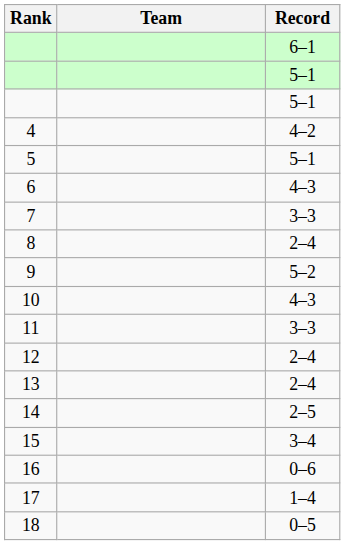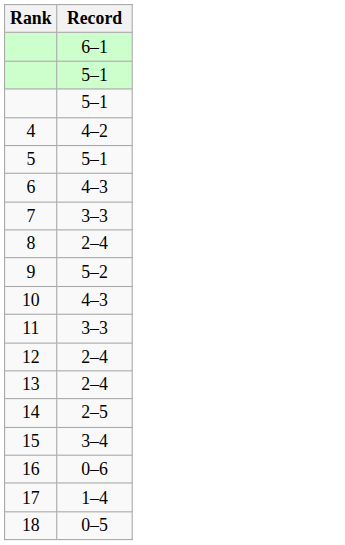- column: (161, 18)
